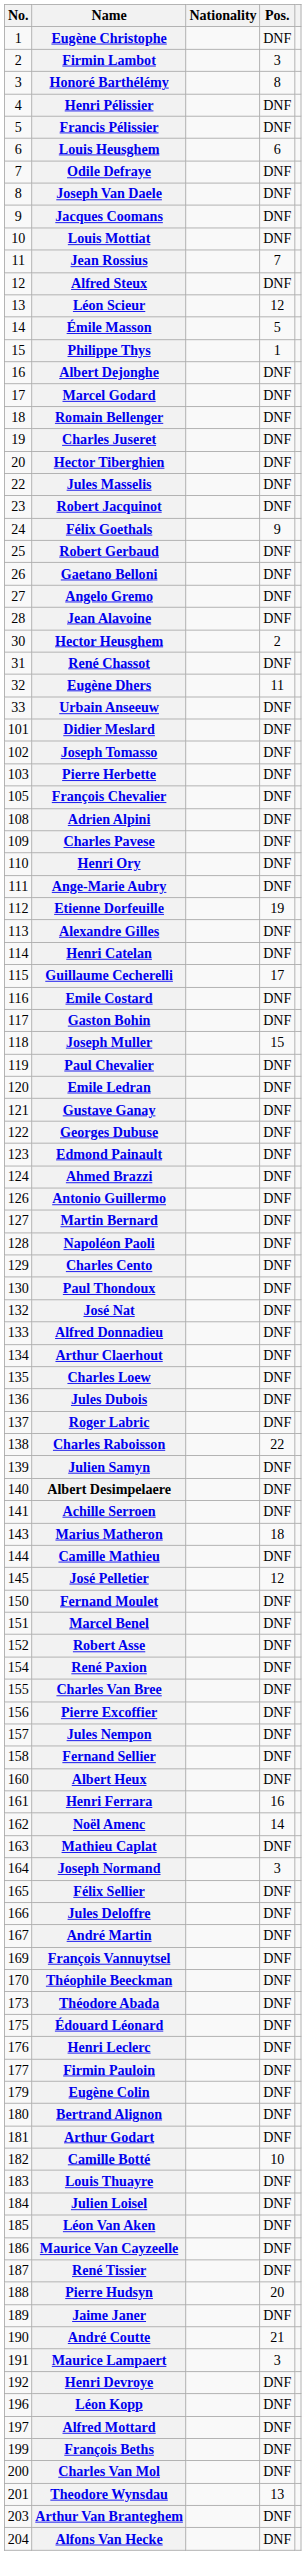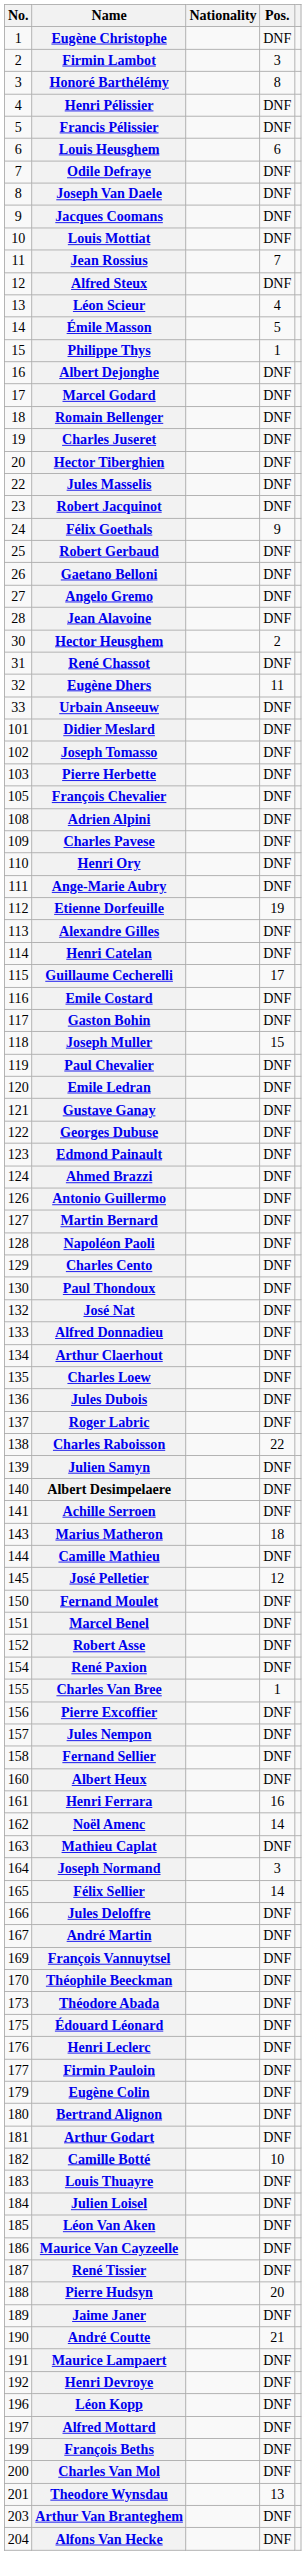(277, 305) 12 -> (277, 305) 4
(277, 1690) DNF -> (277, 1690) 1
(277, 1891) DNF -> (277, 1891) 14
(277, 2360) 3 -> (277, 2360) DNF
